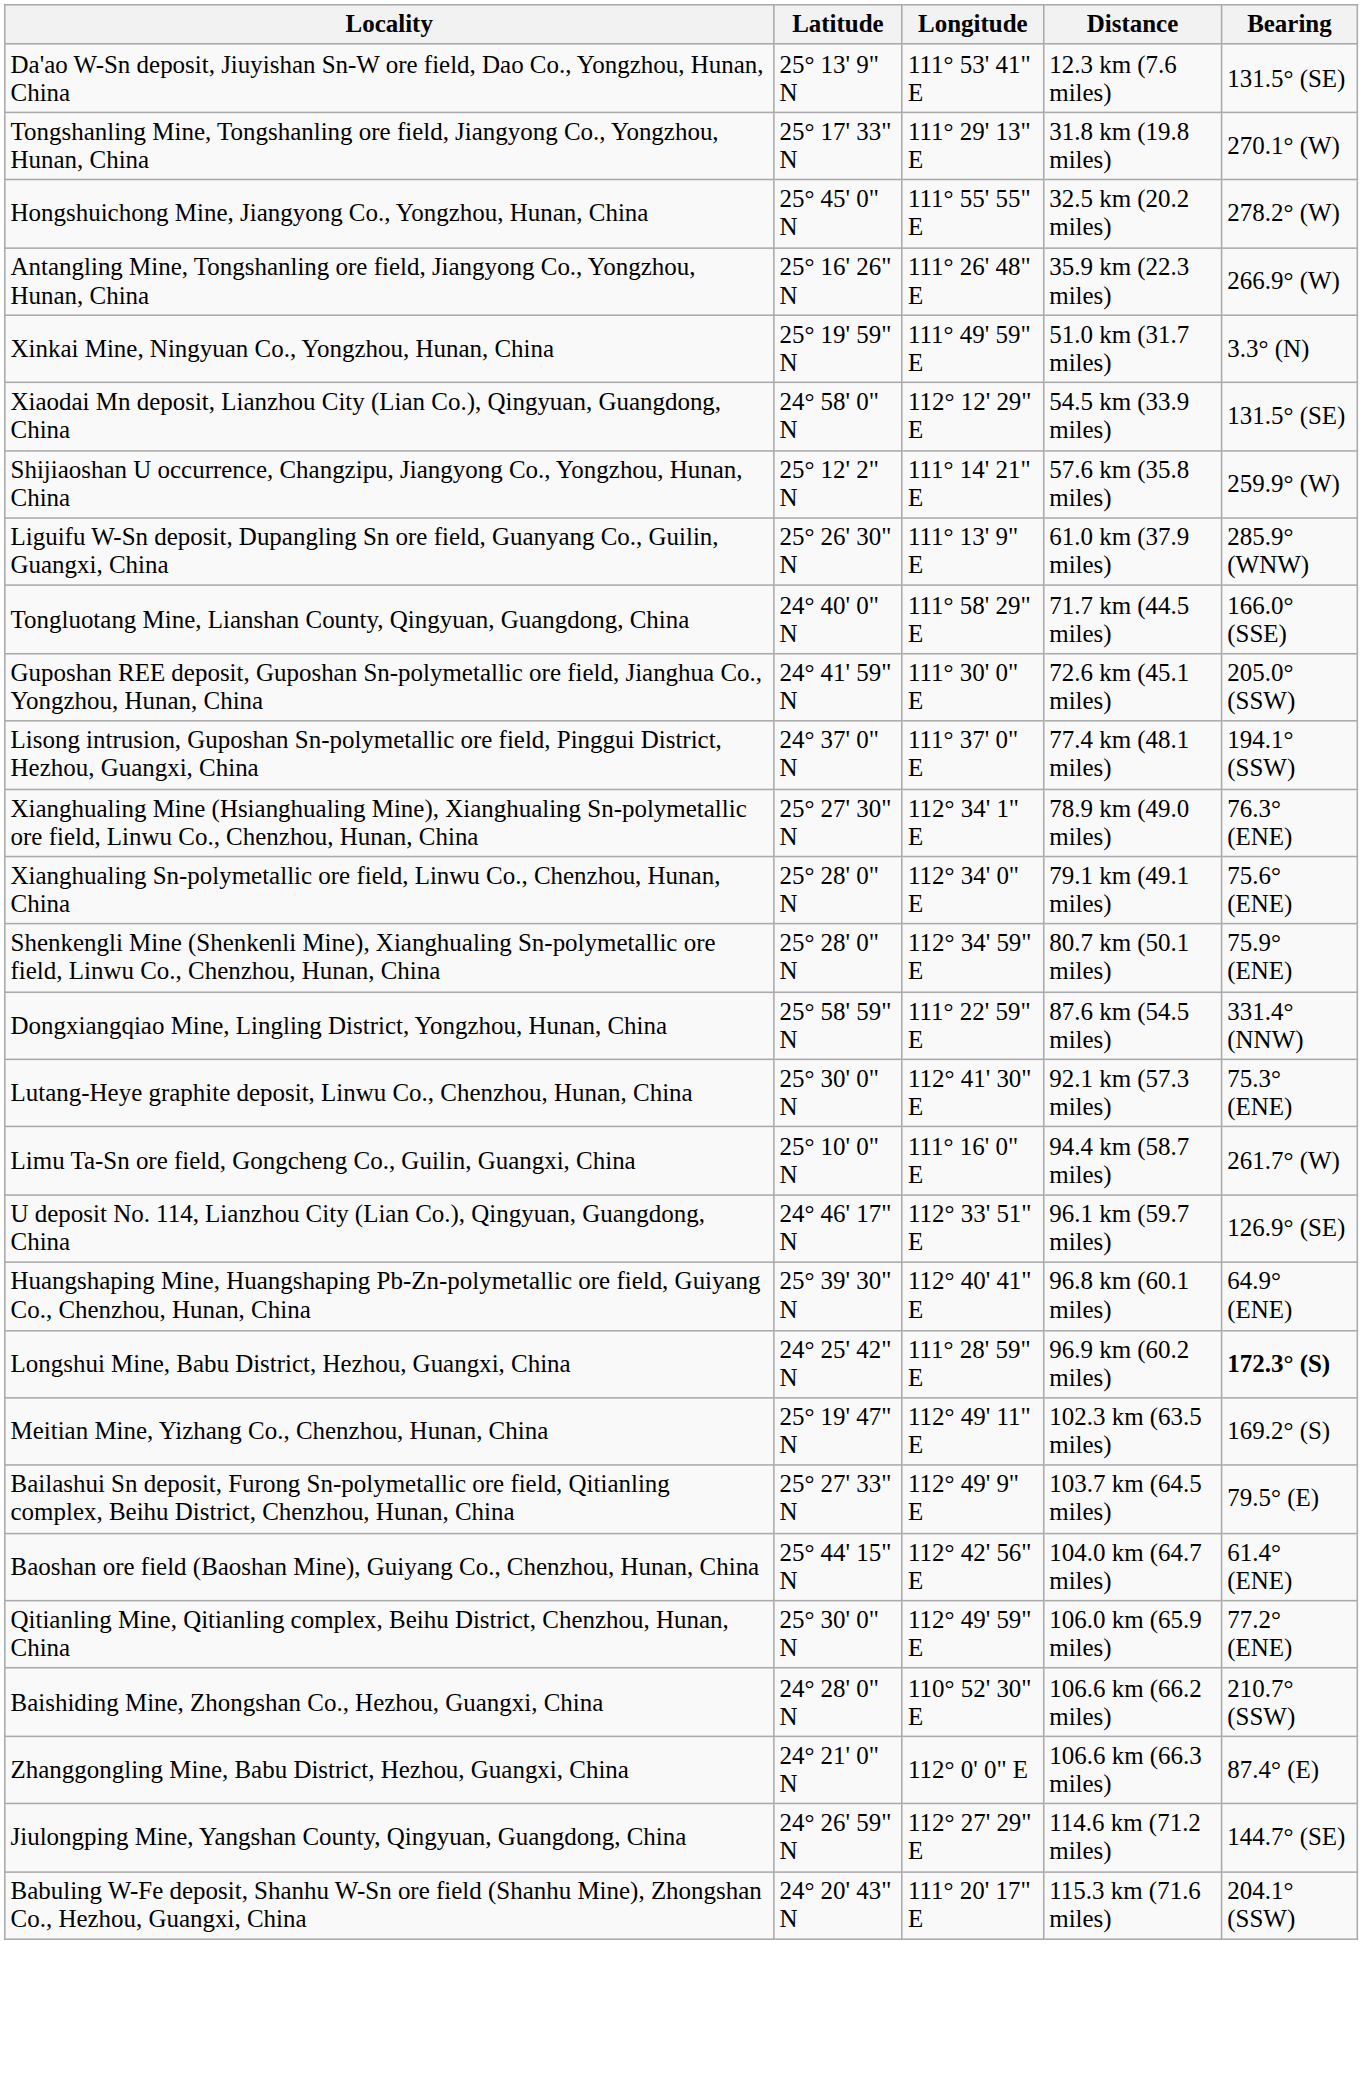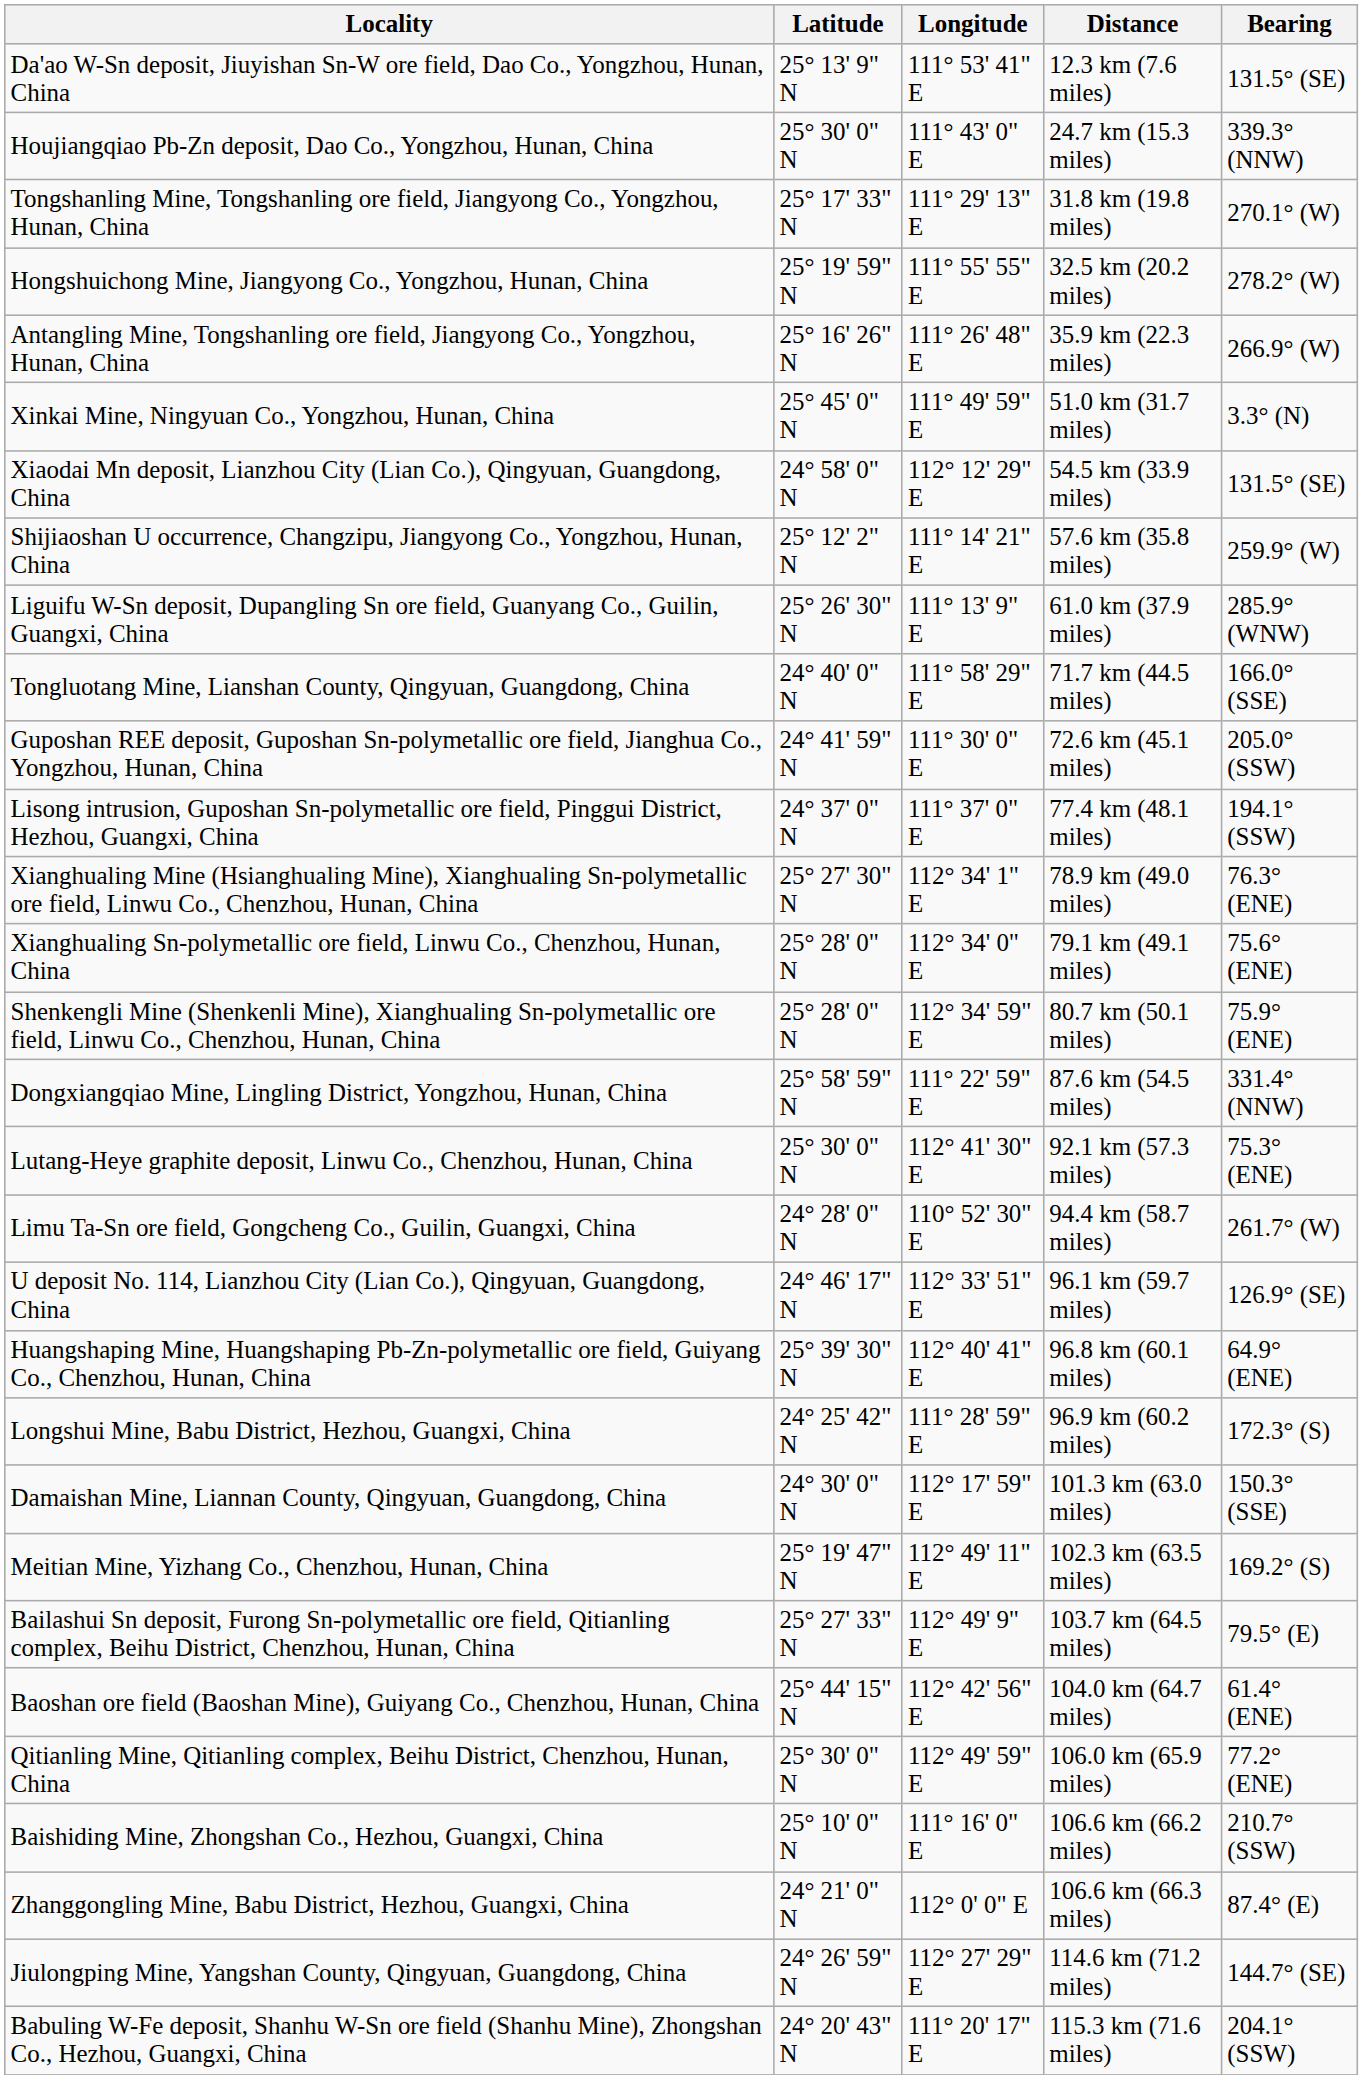+ row: (332, 145)
(829, 213) 25° 45' 0" N -> (835, 280) 25° 19' 59" N
(835, 348) 25° 19' 59" N -> (829, 416) 25° 45' 0" N
(829, 1160) 25° 10' 0" N -> (829, 1228) 24° 28' 0" N
(963, 1160) 111° 16' 0" E -> (970, 1228) 110° 52' 30" E
(1279, 1363) bold -> (1279, 1431) normal
+ row: (338, 1498)
(829, 1701) 24° 28' 0" N -> (829, 1837) 25° 10' 0" N
(970, 1701) 110° 52' 30" E -> (963, 1837) 111° 16' 0" E
